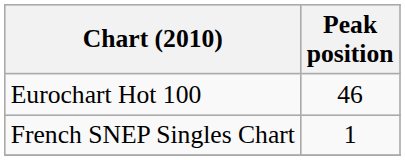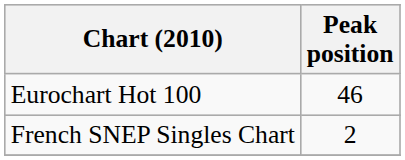(350, 134) 1 -> (350, 134) 2
